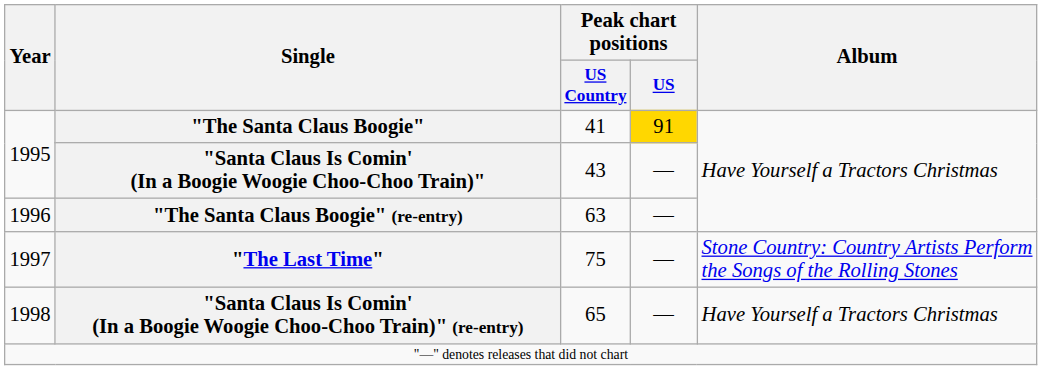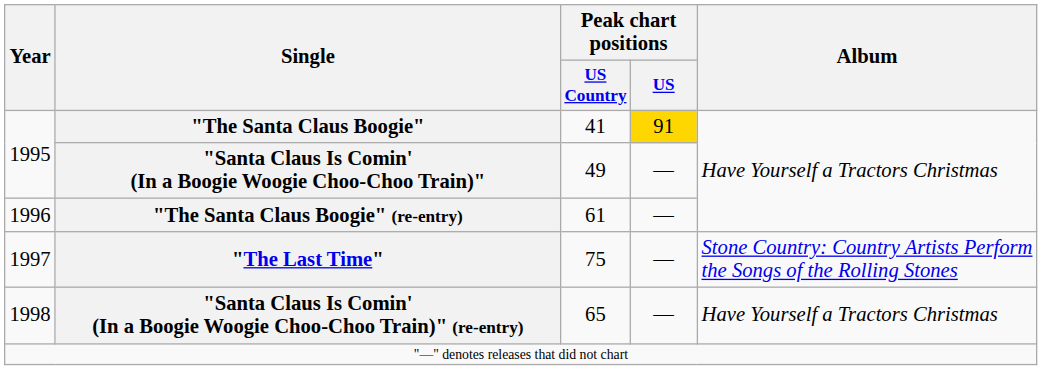(595, 170) 43 -> (595, 170) 49
(595, 214) 63 -> (595, 214) 61
